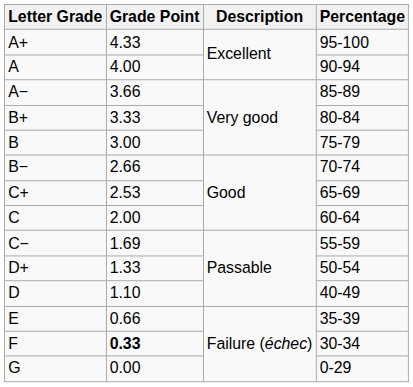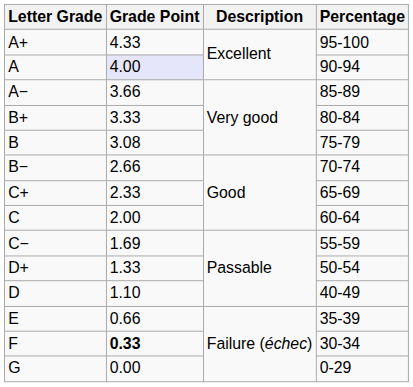(125, 67) no background -> (125, 67) lavender background
(125, 142) 3.00 -> (125, 142) 3.08
(125, 192) 2.53 -> (125, 192) 2.33
